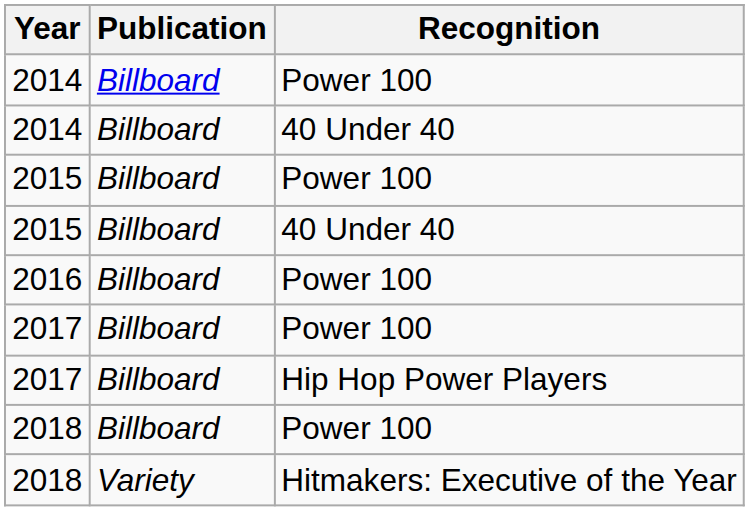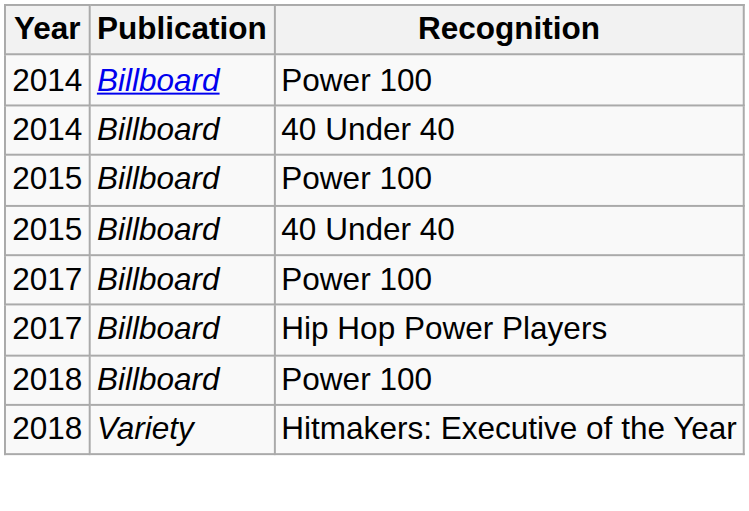- row: (47, 279)
